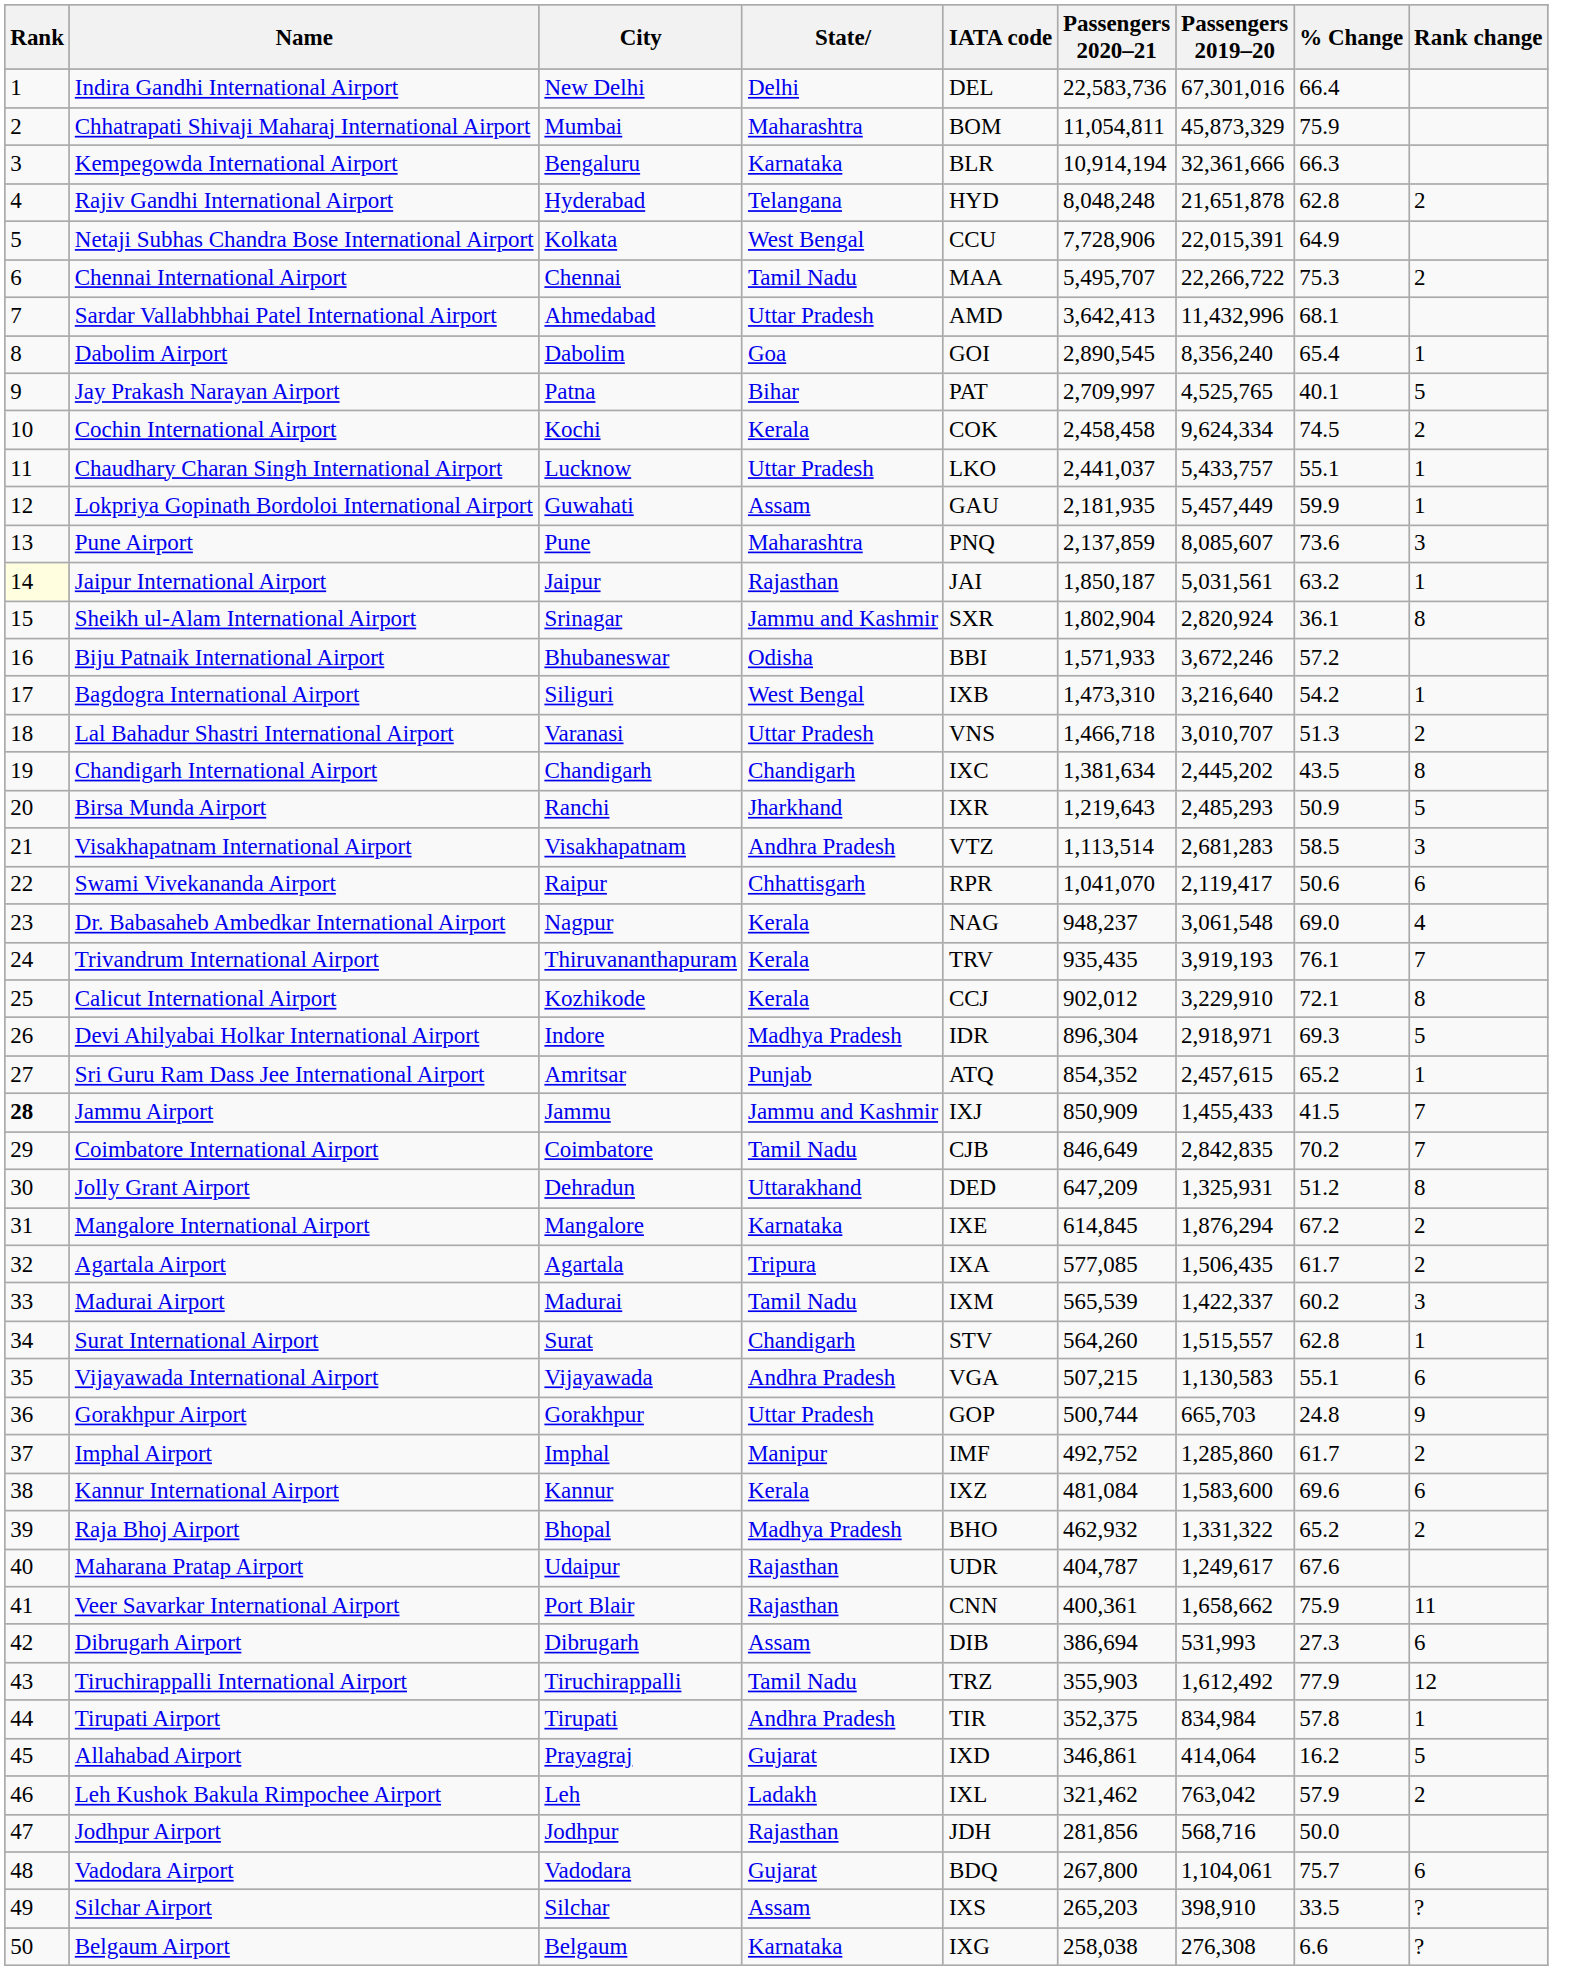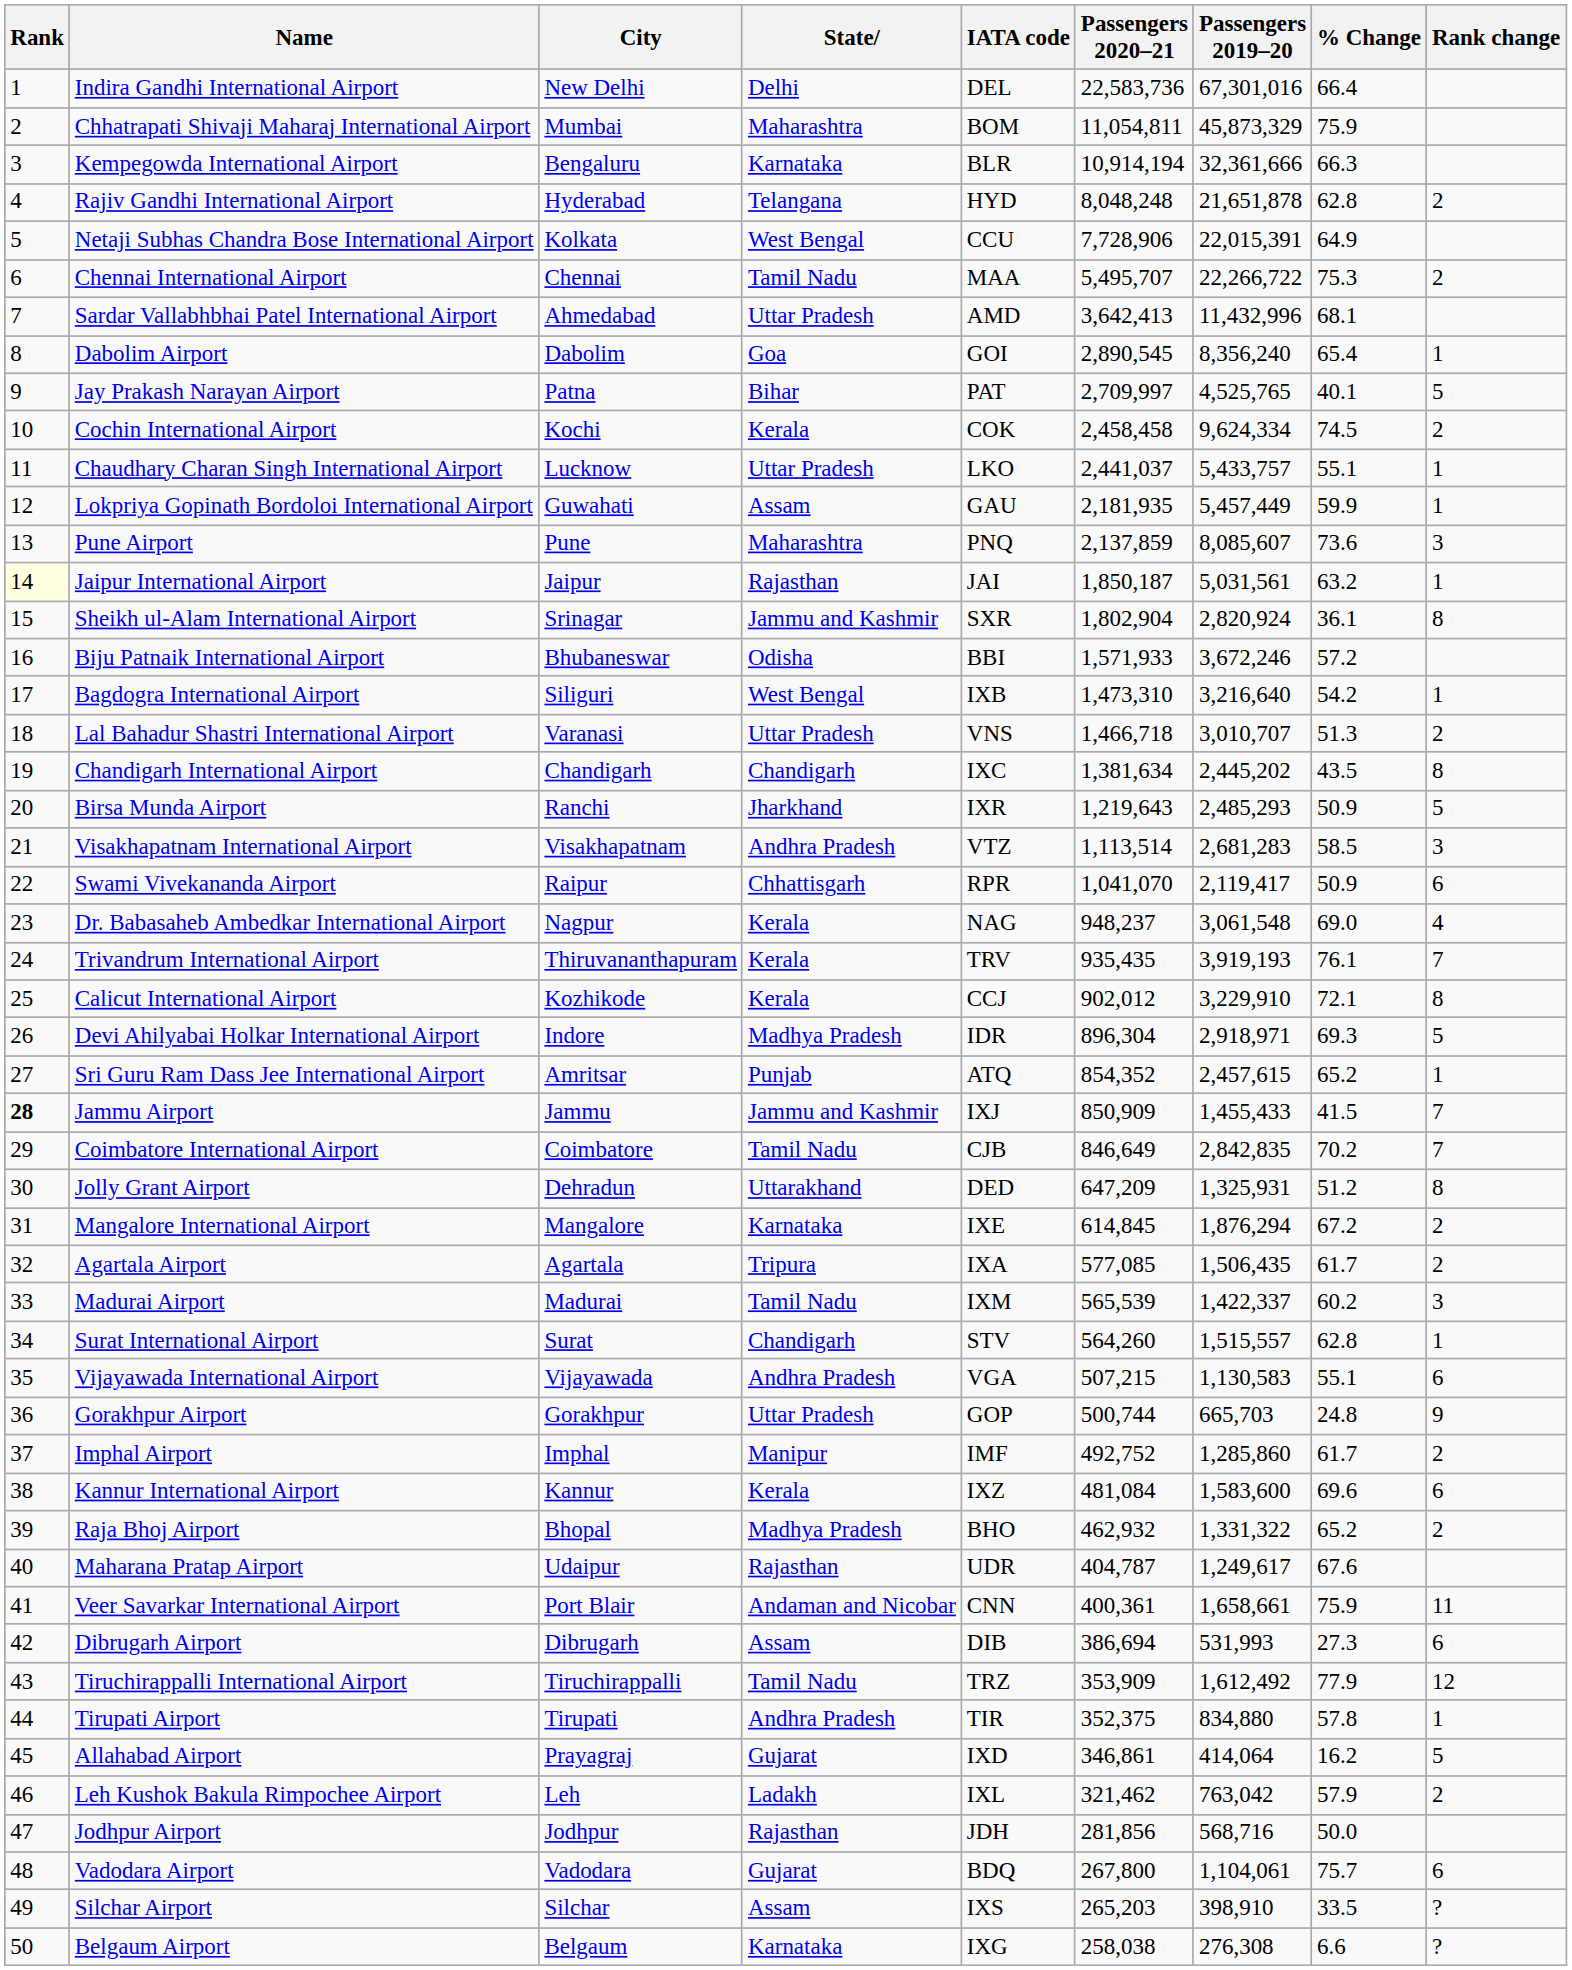(1319, 884) 50.6 -> (1337, 884) 50.9
(793, 1604) Rajasthan -> (852, 1604) Andaman and Nicobar
(1227, 1604) 1,658,662 -> (1245, 1604) 1,658,661
(1100, 1680) 355,903 -> (1118, 1680) 353,909
(1218, 1718) 834,984 -> (1236, 1718) 834,880
